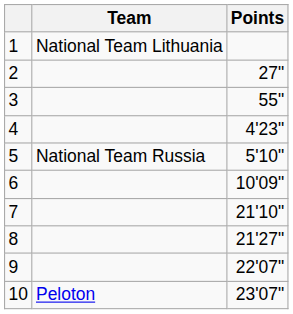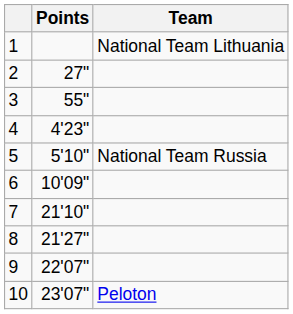columns swapped: (129, 18) <-> (257, 18)
